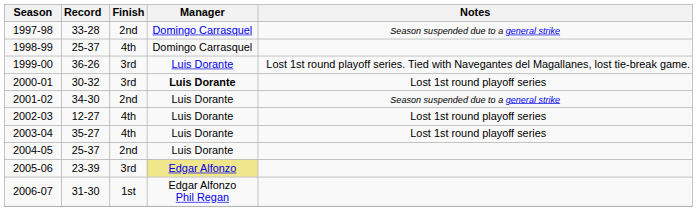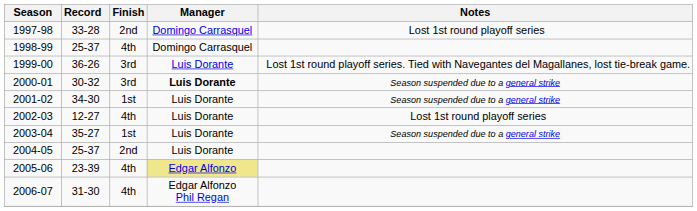(475, 31) Season suspended due to a general strike -> (475, 30) Lost 1st round playoff series
(475, 82) Lost 1st round playoff series -> (475, 82) Season suspended due to a general strike
(128, 99) 2nd -> (128, 99) 1st
(128, 133) 4th -> (128, 133) 1st
(475, 133) Lost 1st round playoff series -> (475, 134) Season suspended due to a general strike
(128, 168) 3rd -> (128, 168) 4th
(128, 191) 1st -> (128, 191) 4th
